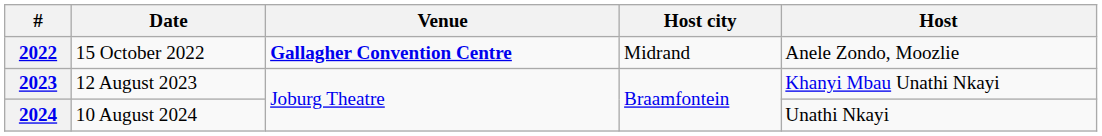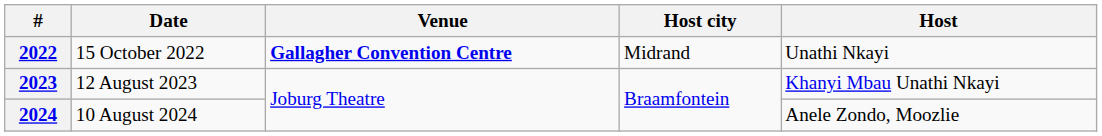(872, 52) Anele Zondo, Moozlie -> (837, 52) Unathi Nkayi
(837, 115) Unathi Nkayi -> (872, 115) Anele Zondo, Moozlie
